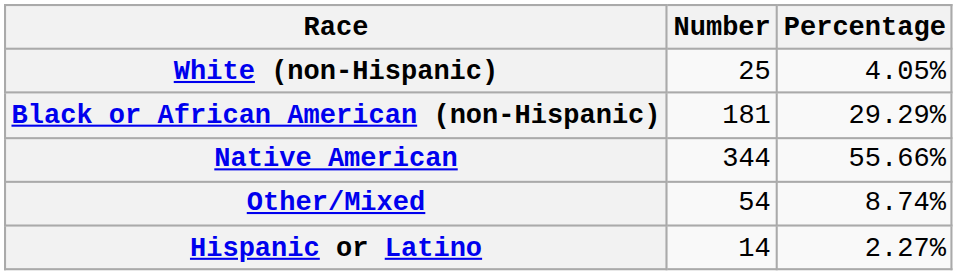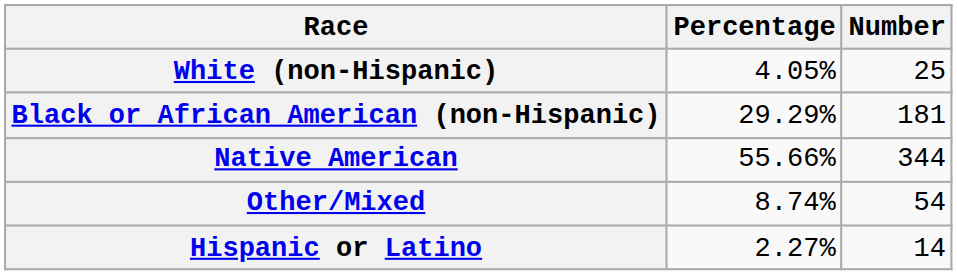columns swapped: (722, 27) <-> (865, 27)
